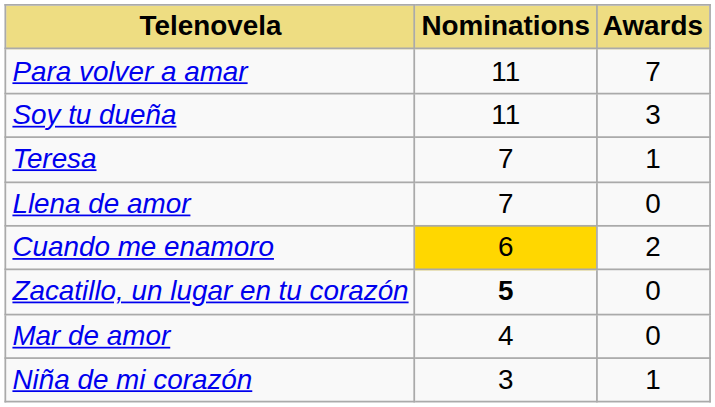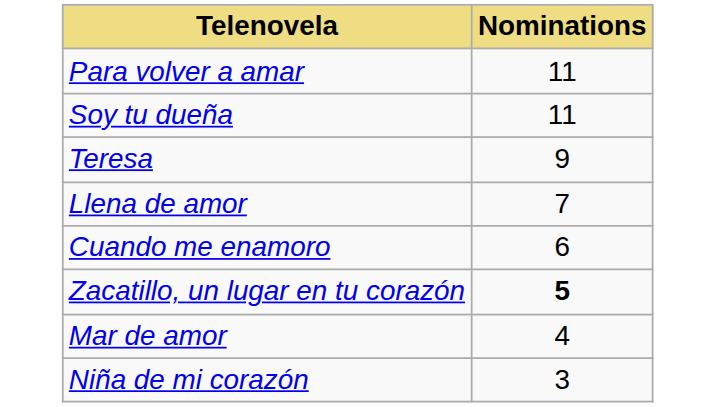- column: (653, 26)
(506, 159) 7 -> (562, 159) 9
(506, 247) gold background -> (562, 247) no background
